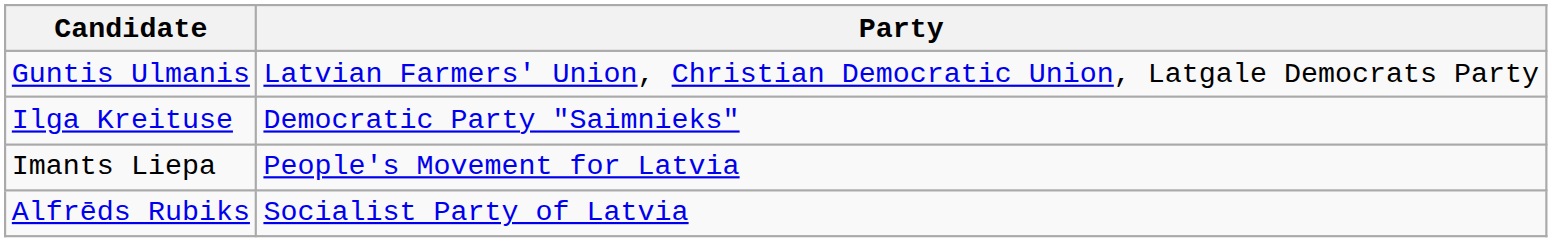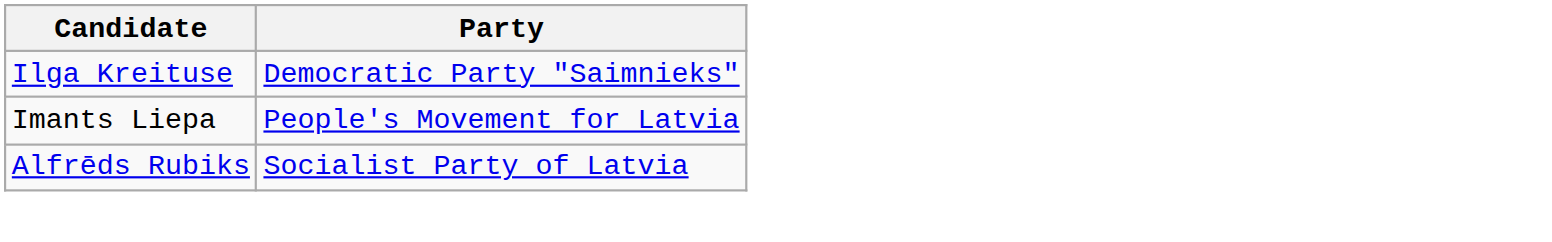- row: (131, 74)
